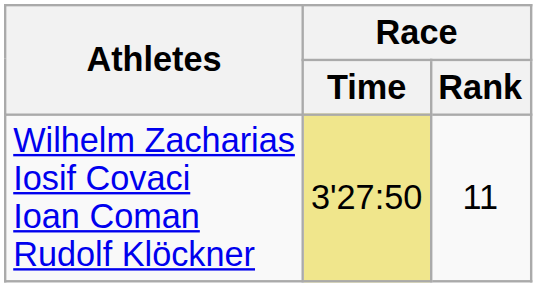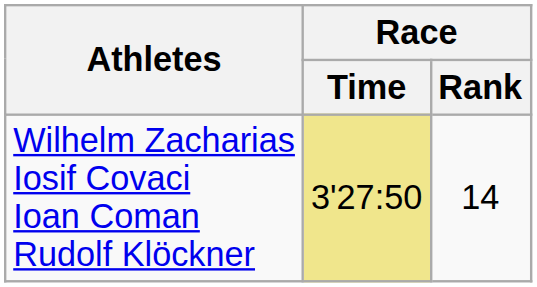(480, 198) 11 -> (480, 198) 14
